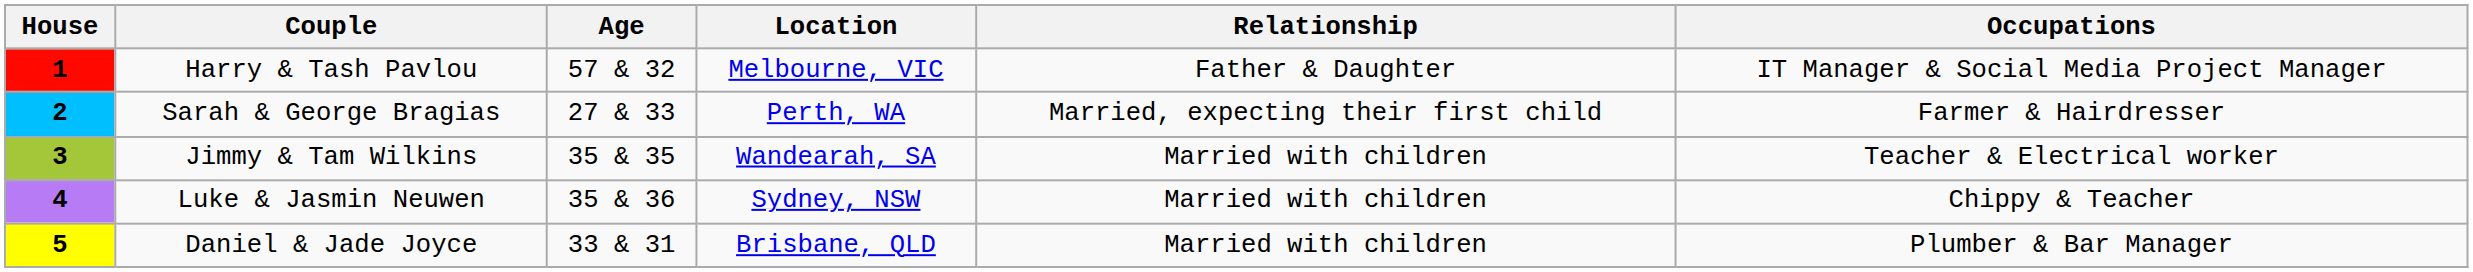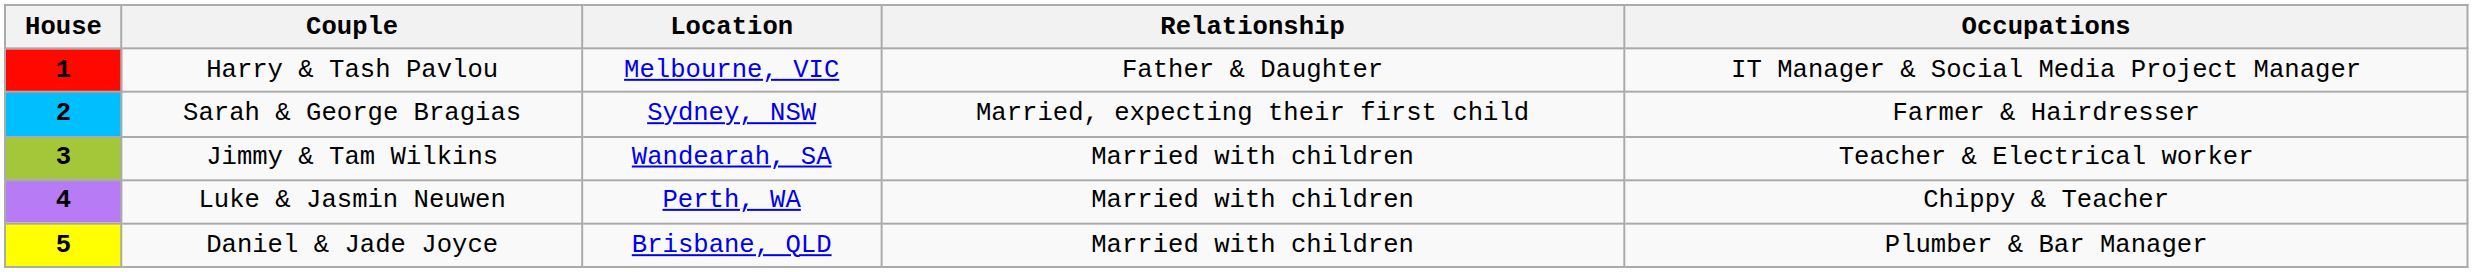- column: (622, 26)
(836, 113) Perth, WA -> (732, 113) Sydney, NSW
(836, 201) Sydney, NSW -> (732, 201) Perth, WA
